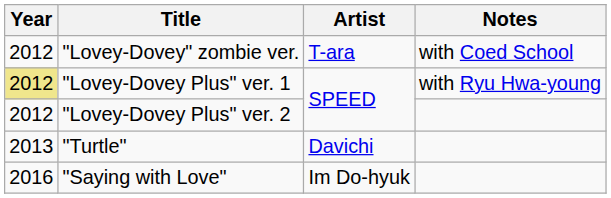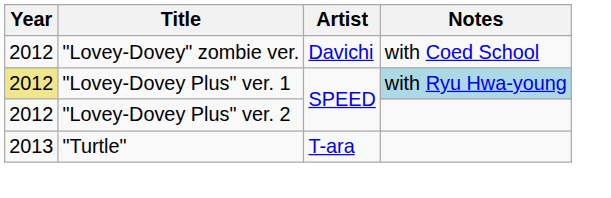(332, 51) T-ara -> (341, 51) Davichi
(510, 83) no background -> (476, 83) lightblue background
(341, 146) Davichi -> (332, 146) T-ara
- row: (145, 177)
